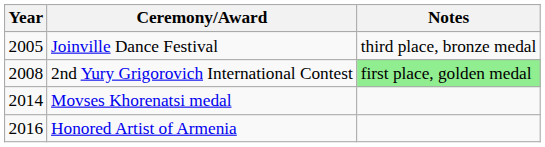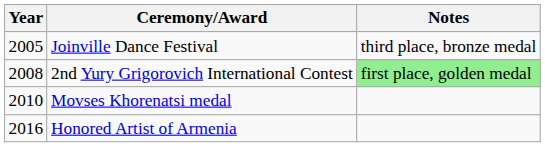(26, 100) 2014 -> (26, 100) 2010
